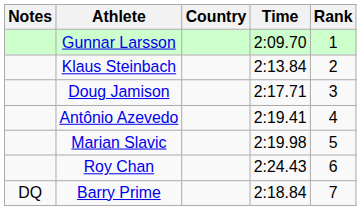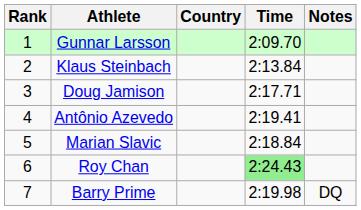columns swapped: (333, 17) <-> (30, 17)
(280, 142) 2:19.98 -> (275, 142) 2:18.84
(280, 167) no background -> (275, 167) lightgreen background
(280, 192) 2:18.84 -> (275, 192) 2:19.98
